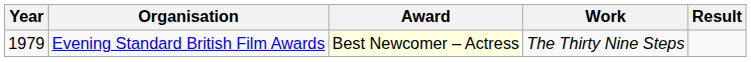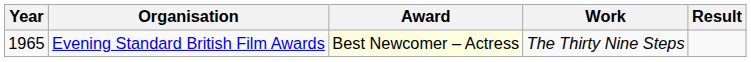(26, 43) 1979 -> (26, 43) 1965
